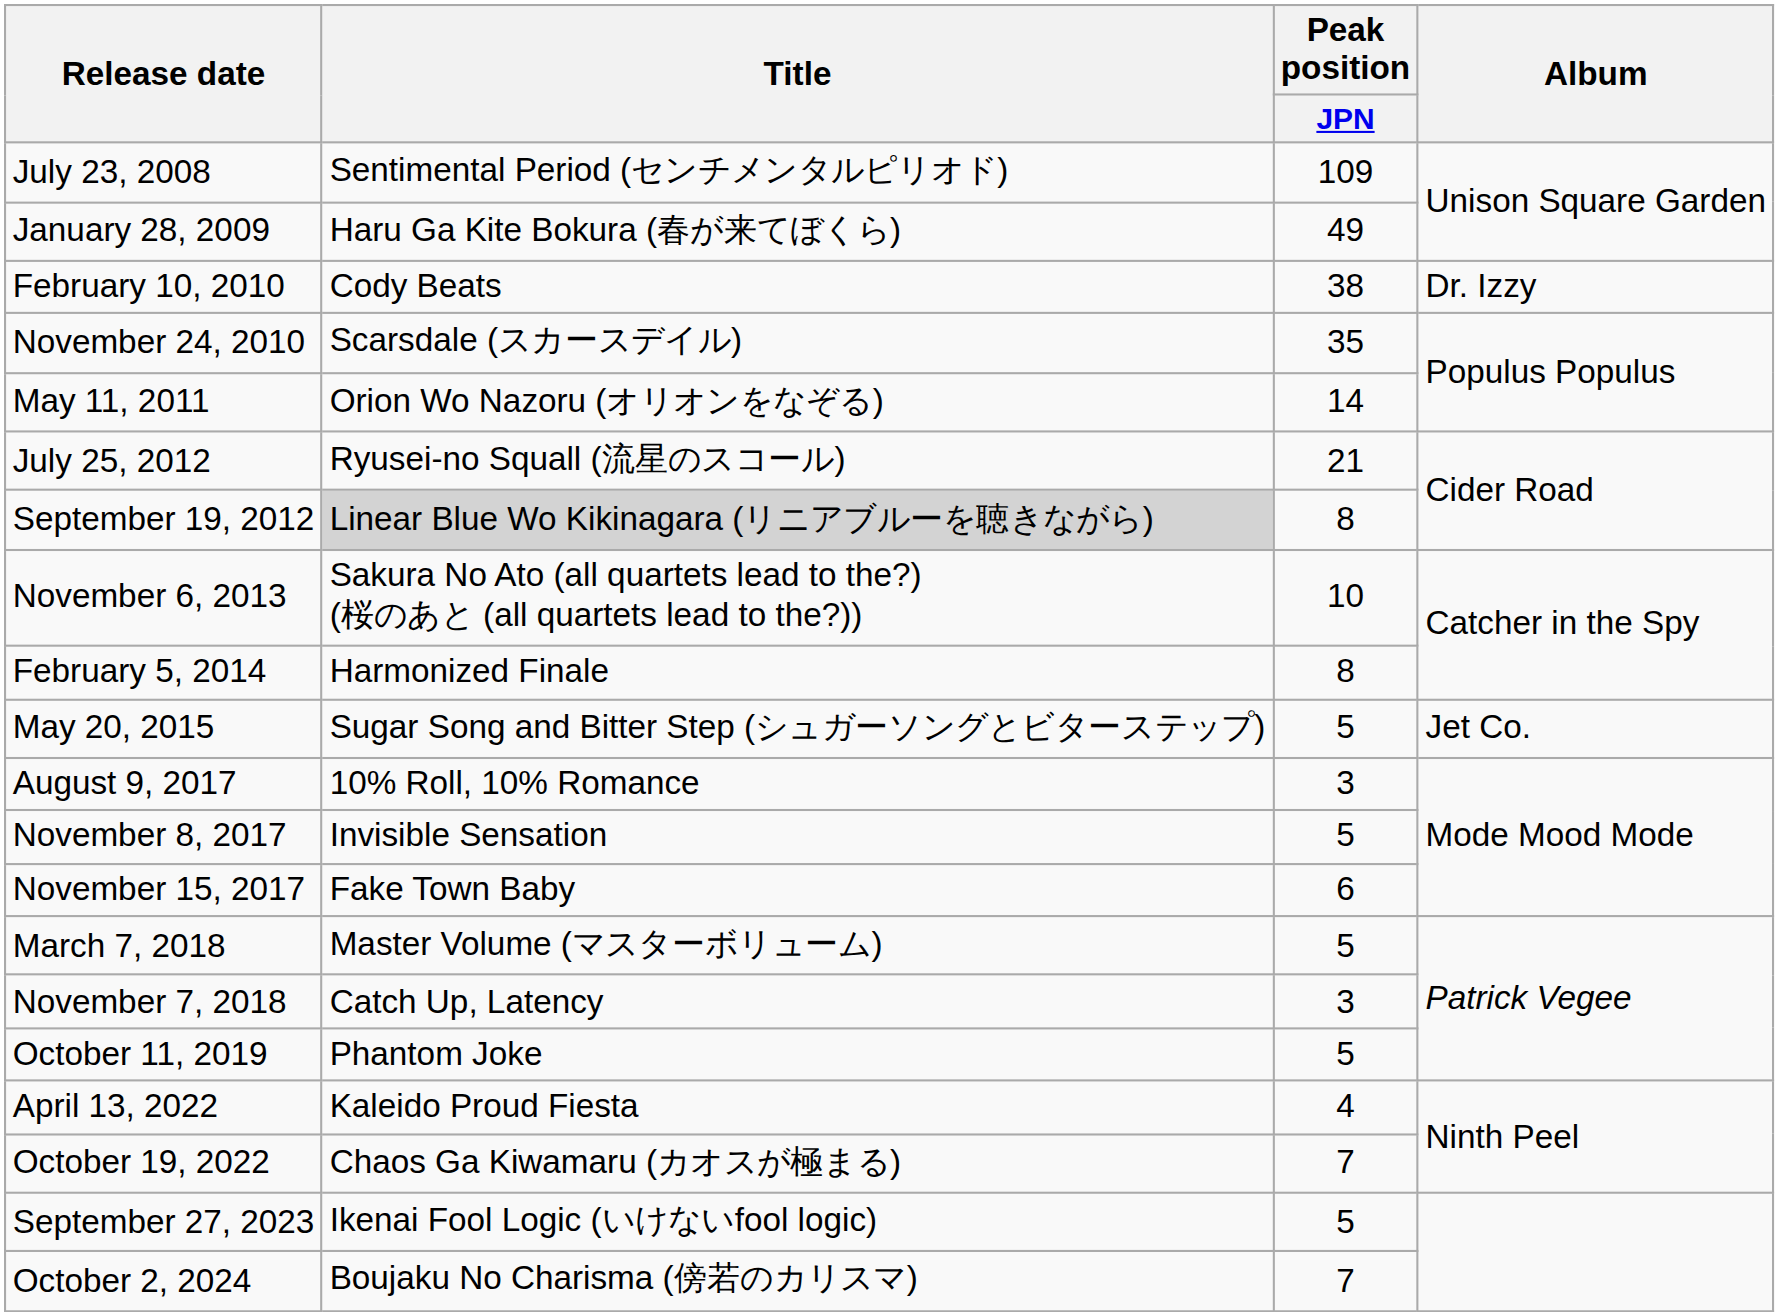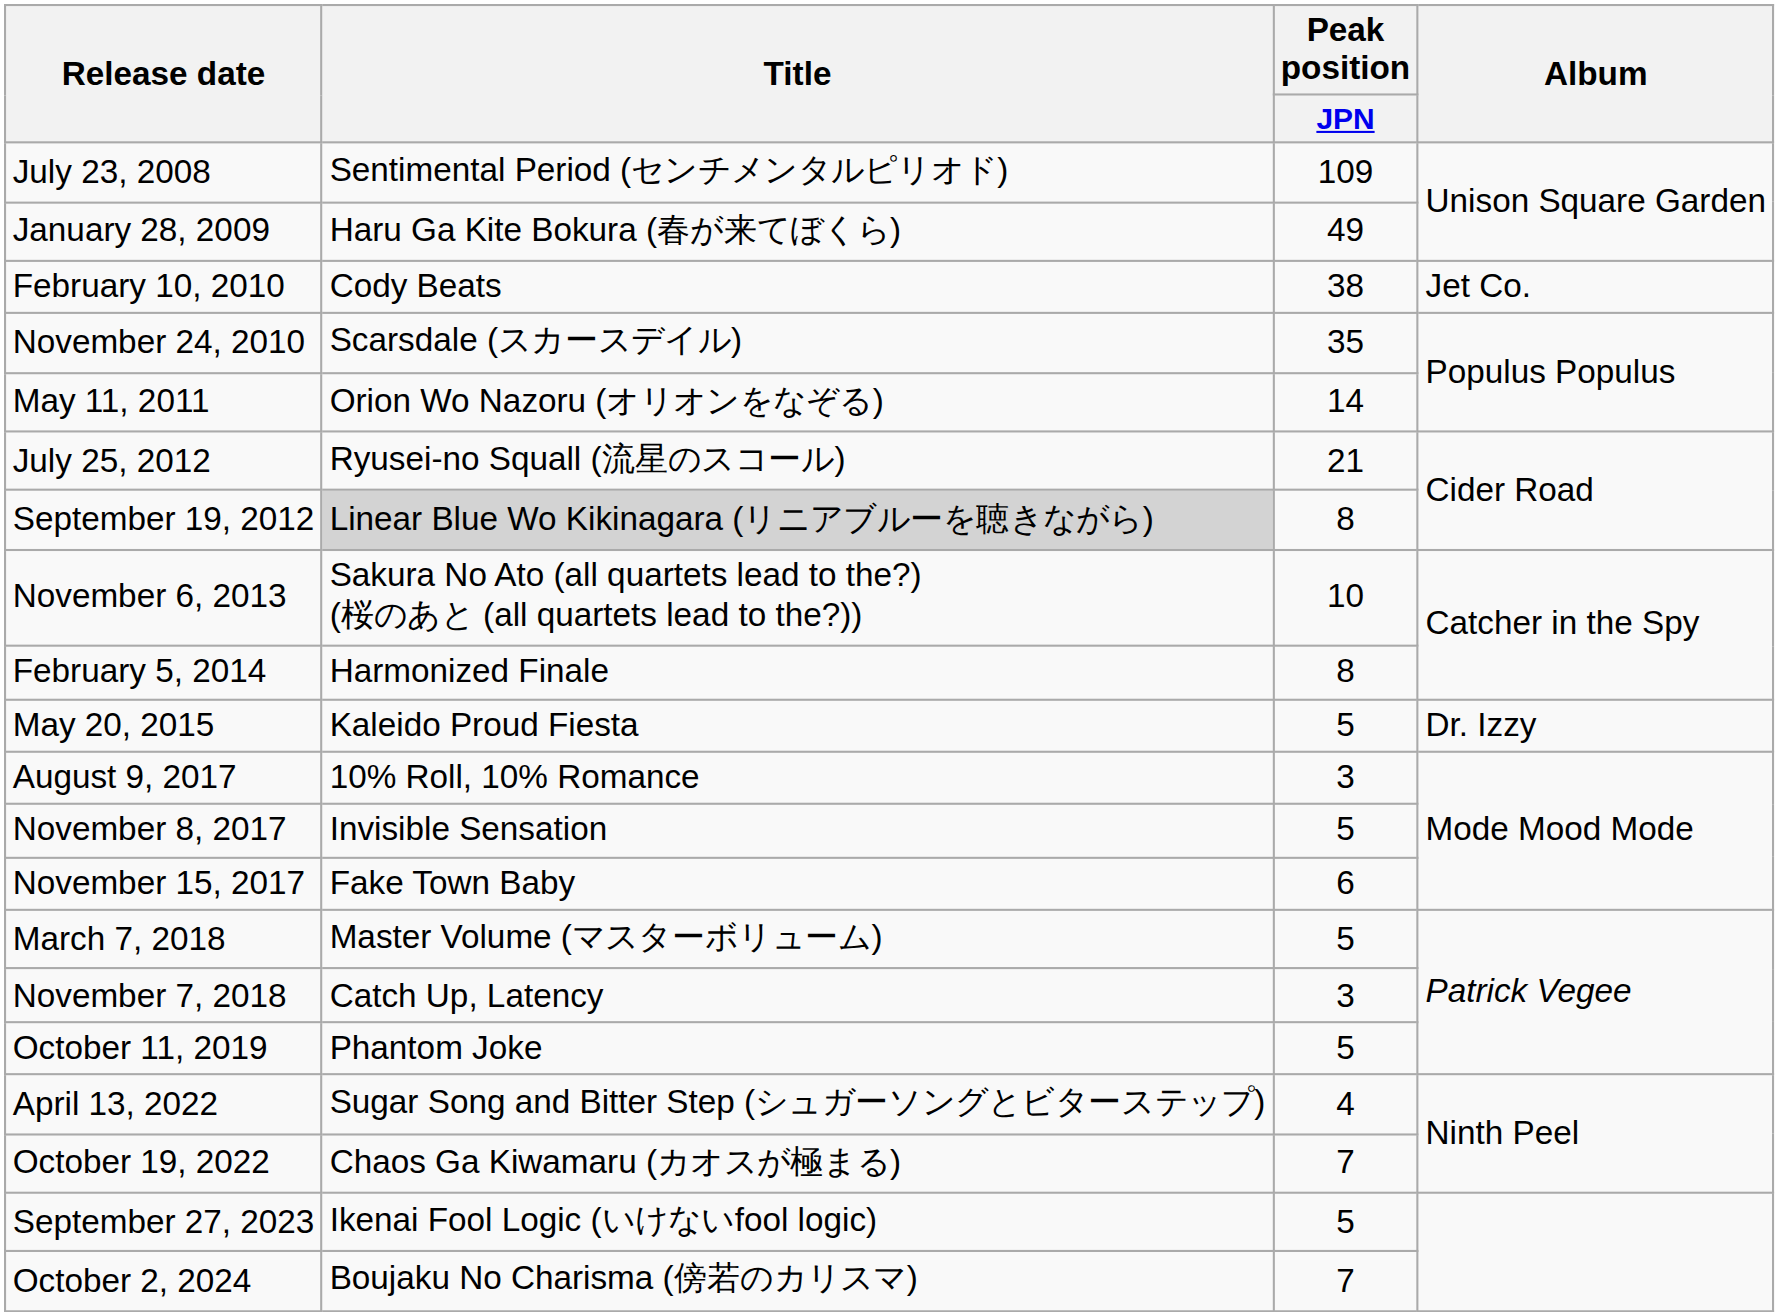(1481, 286) Dr. Izzy -> (1478, 286) Jet Co.
(798, 726) Sugar Song and Bitter Step (シュガーソングとビターステップ) -> (484, 724) Kaleido Proud Fiesta
(1478, 727) Jet Co. -> (1481, 724) Dr. Izzy
(484, 1106) Kaleido Proud Fiesta -> (798, 1102) Sugar Song and Bitter Step (シュガーソングとビターステップ)
